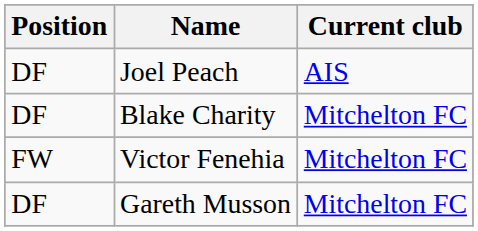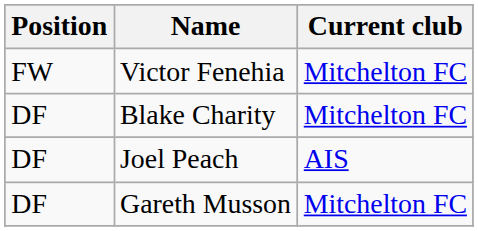rows swapped: (202, 159) <-> (179, 70)
